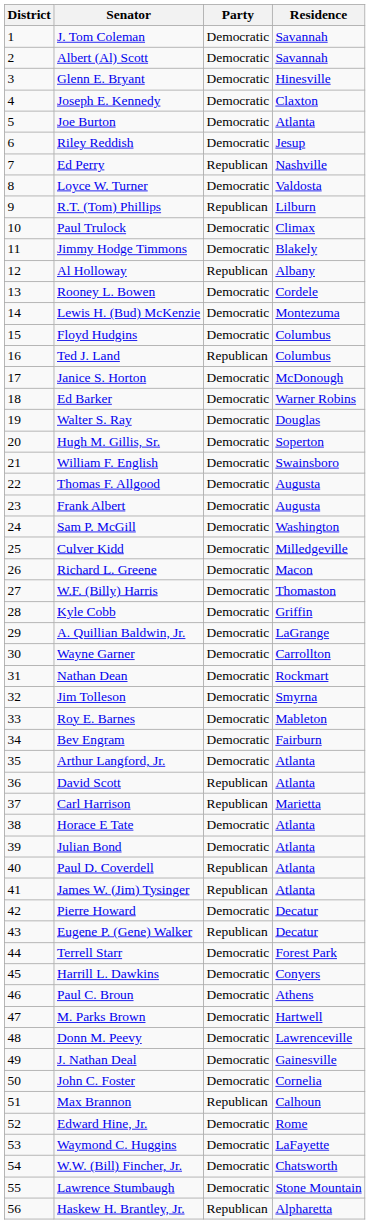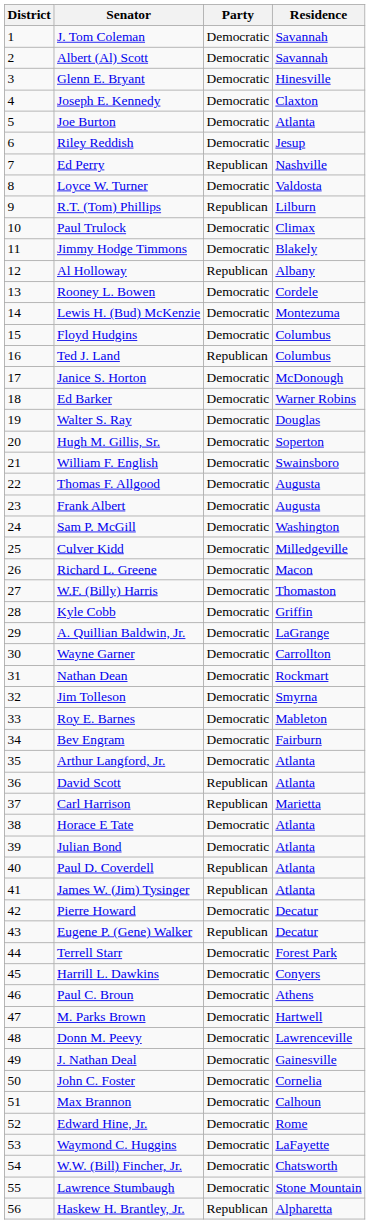(237, 1102) Republican -> (238, 1102) Democratic
